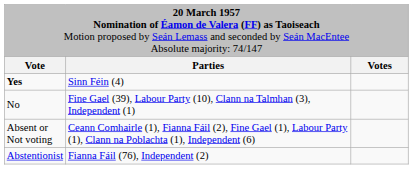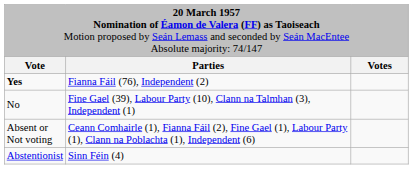(96, 82) Sinn Féin (4) -> (138, 82) Fianna Fáil (76), Independent (2)
(138, 156) Fianna Fáil (76), Independent (2) -> (96, 156) Sinn Féin (4)
